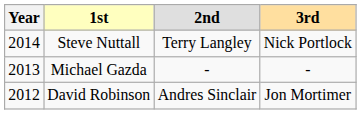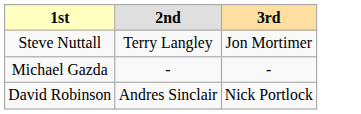- column: (24, 17)
(308, 43) Nick Portlock -> (269, 43) Jon Mortimer
(308, 95) Jon Mortimer -> (269, 95) Nick Portlock
